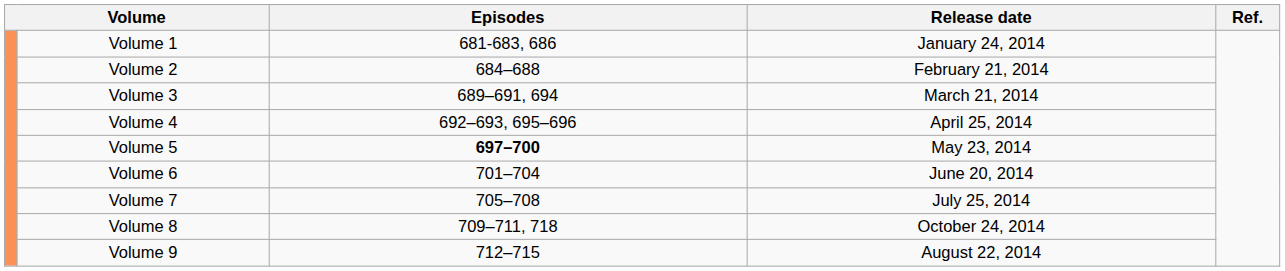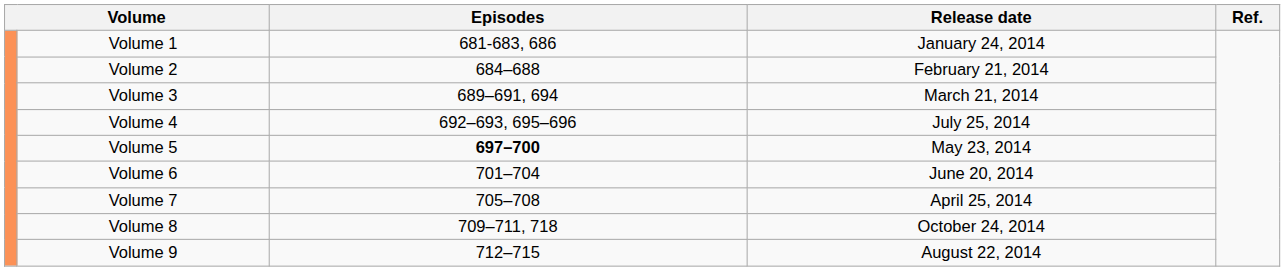(981, 122) April 25, 2014 -> (981, 122) July 25, 2014
(981, 200) July 25, 2014 -> (981, 200) April 25, 2014
